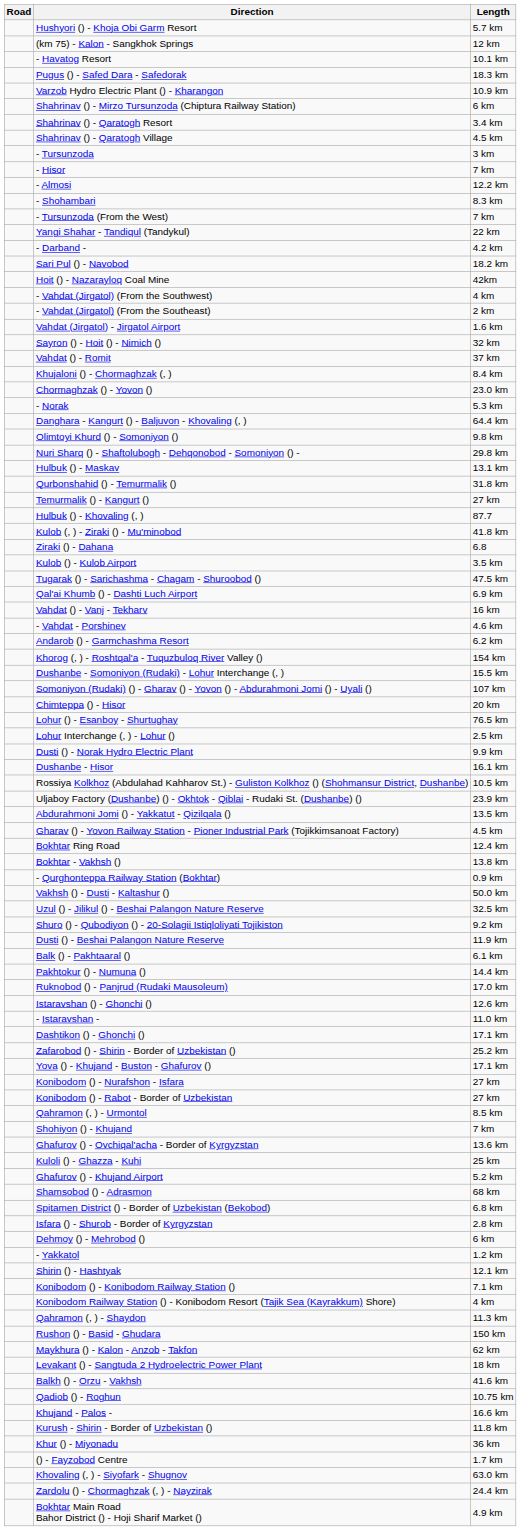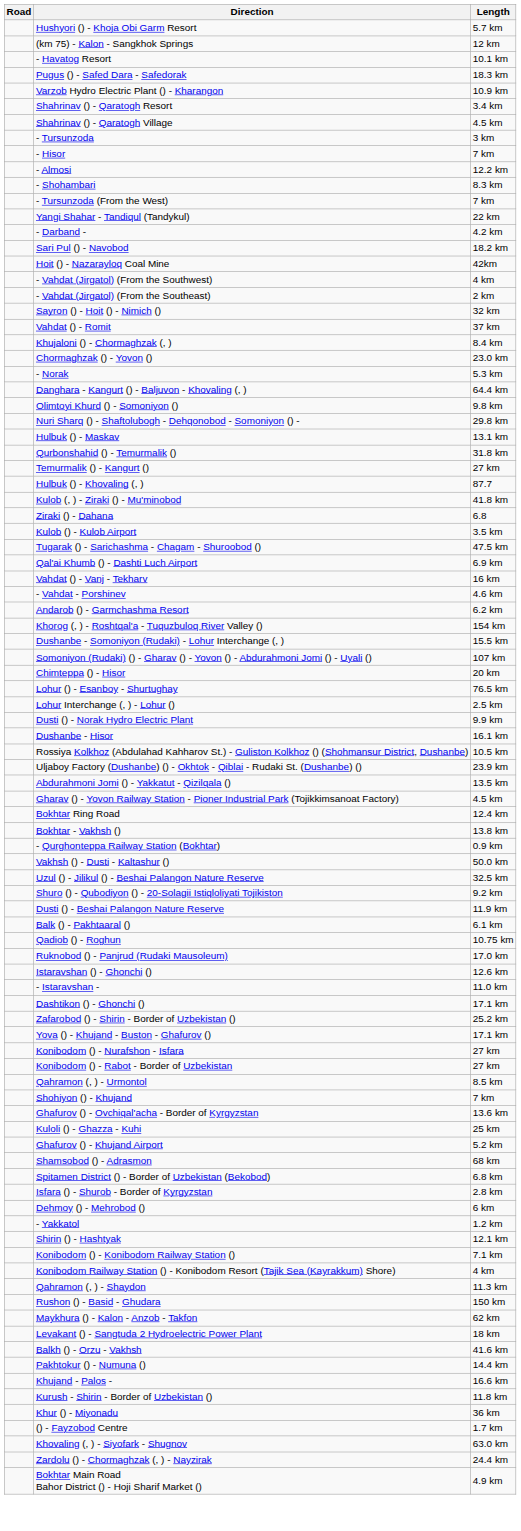- row: (166, 106)
- row: (108, 327)
rows swapped: (91, 972) <-> (78, 1396)
